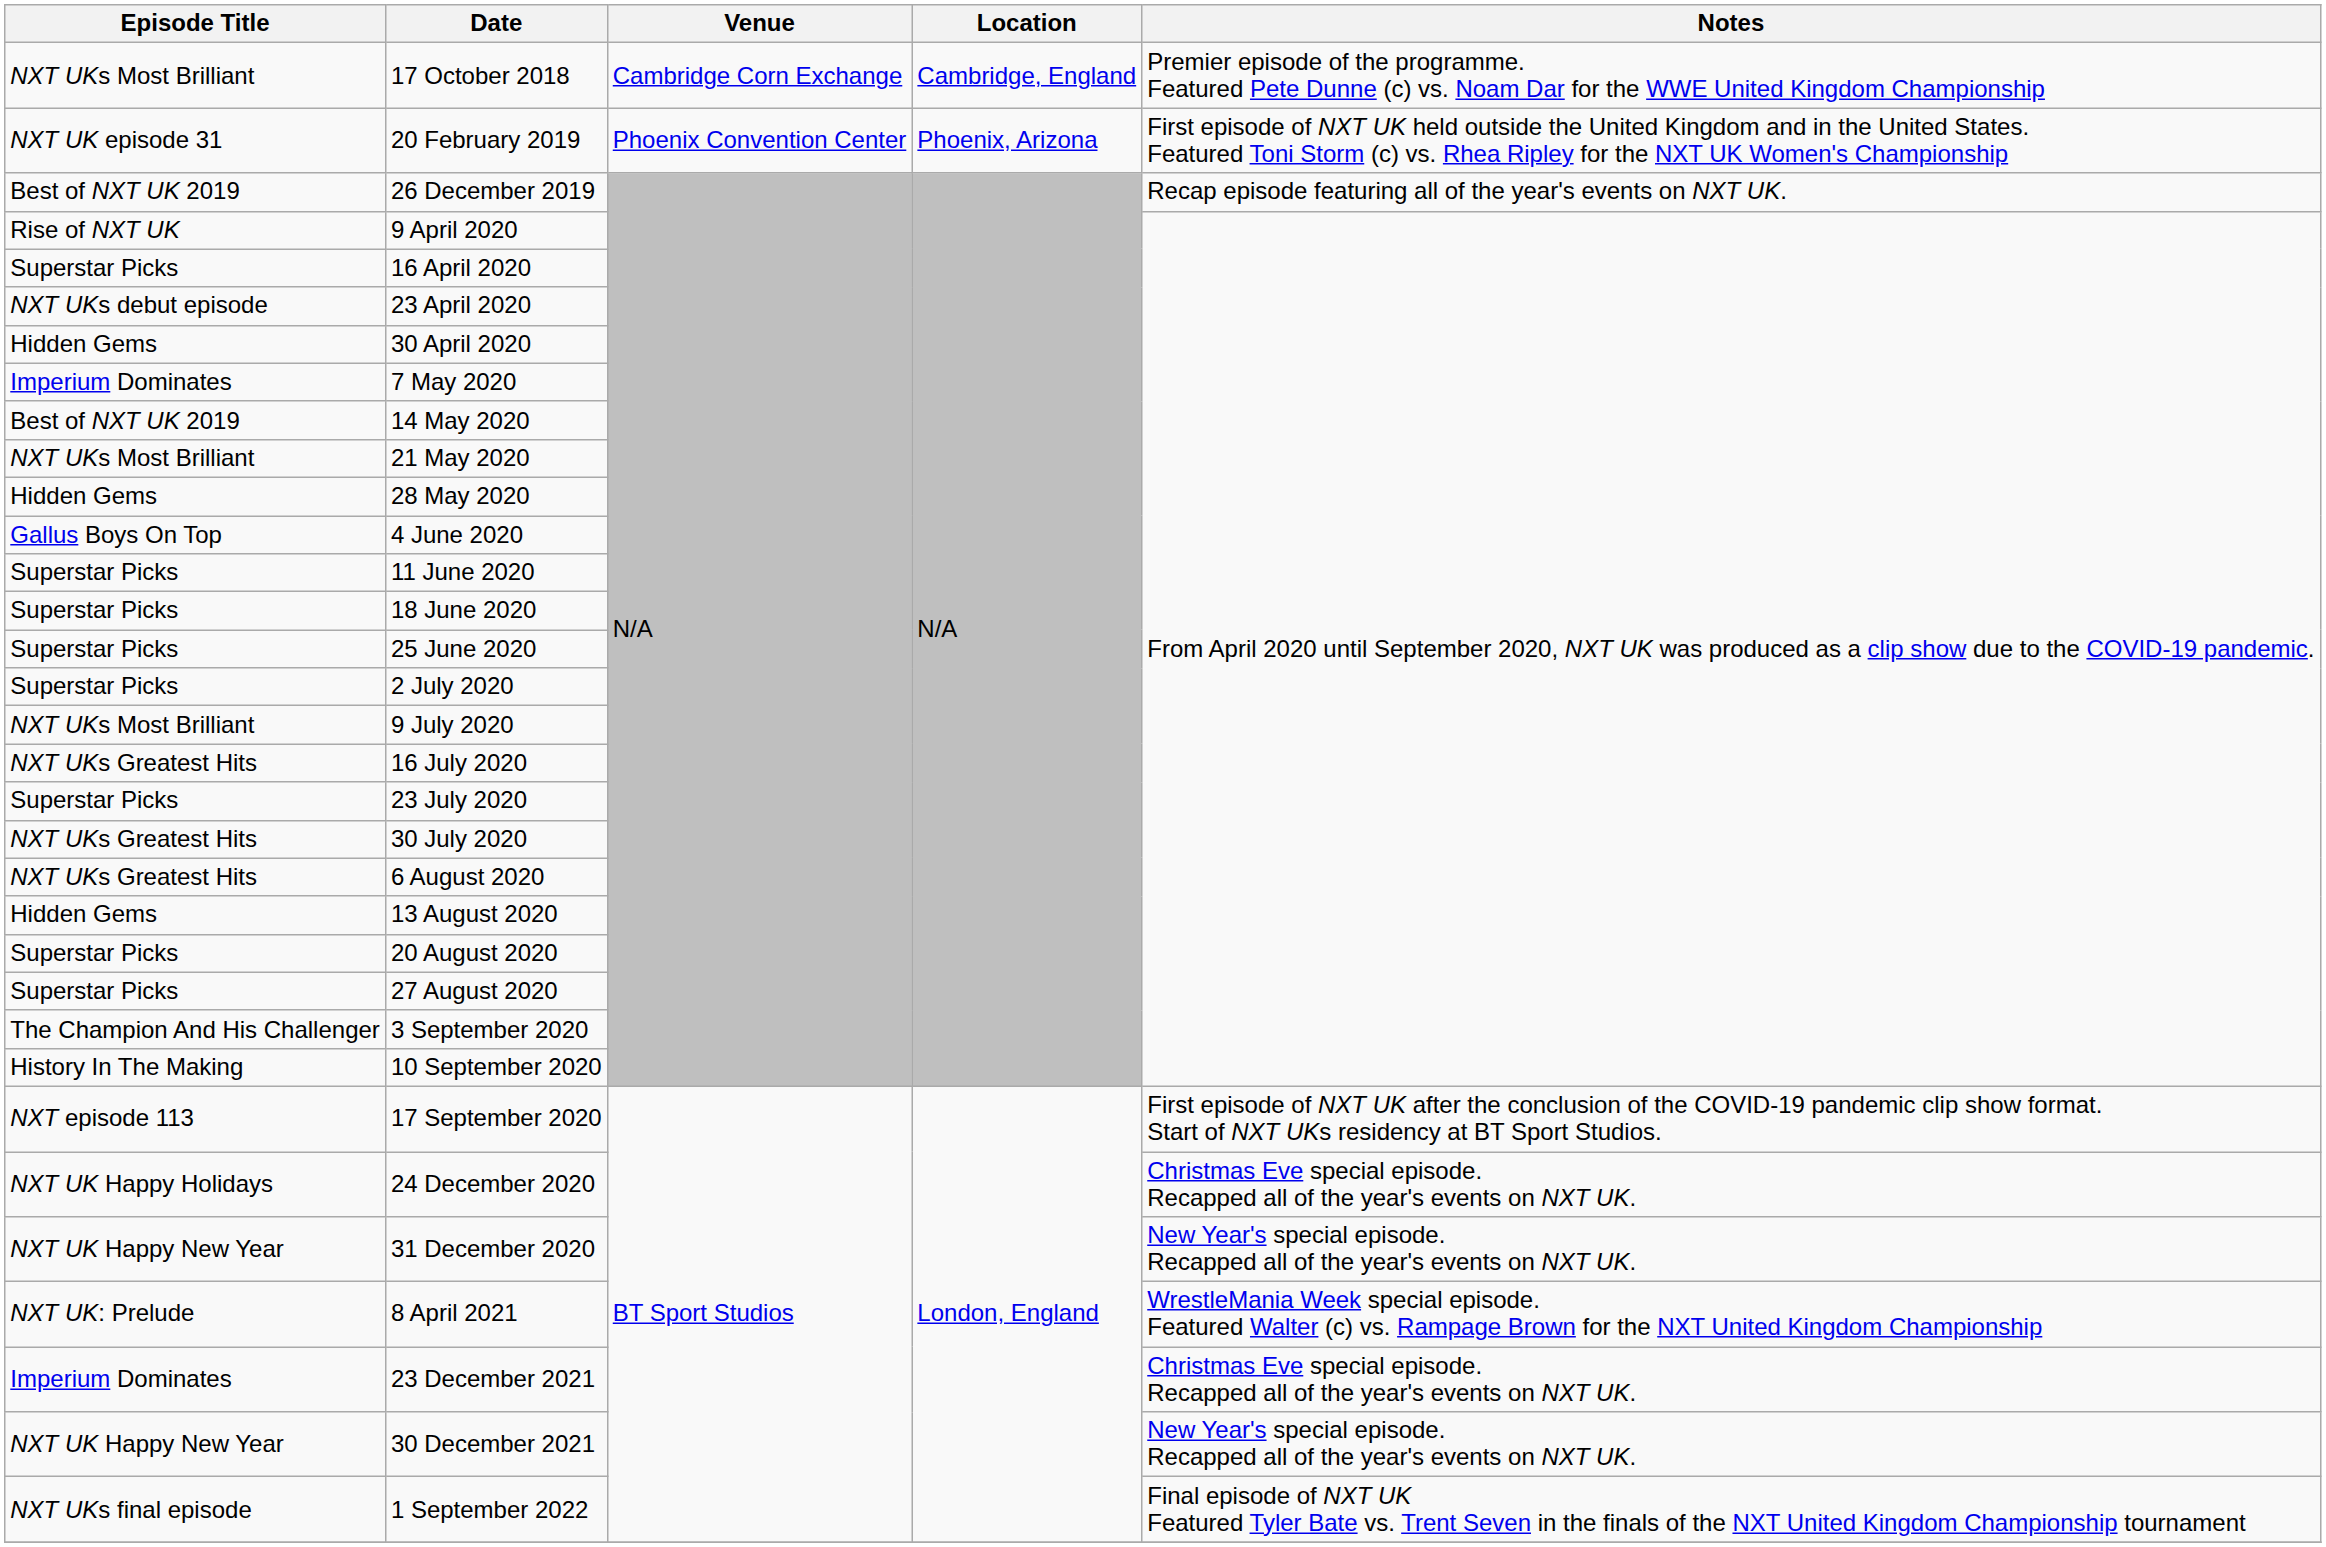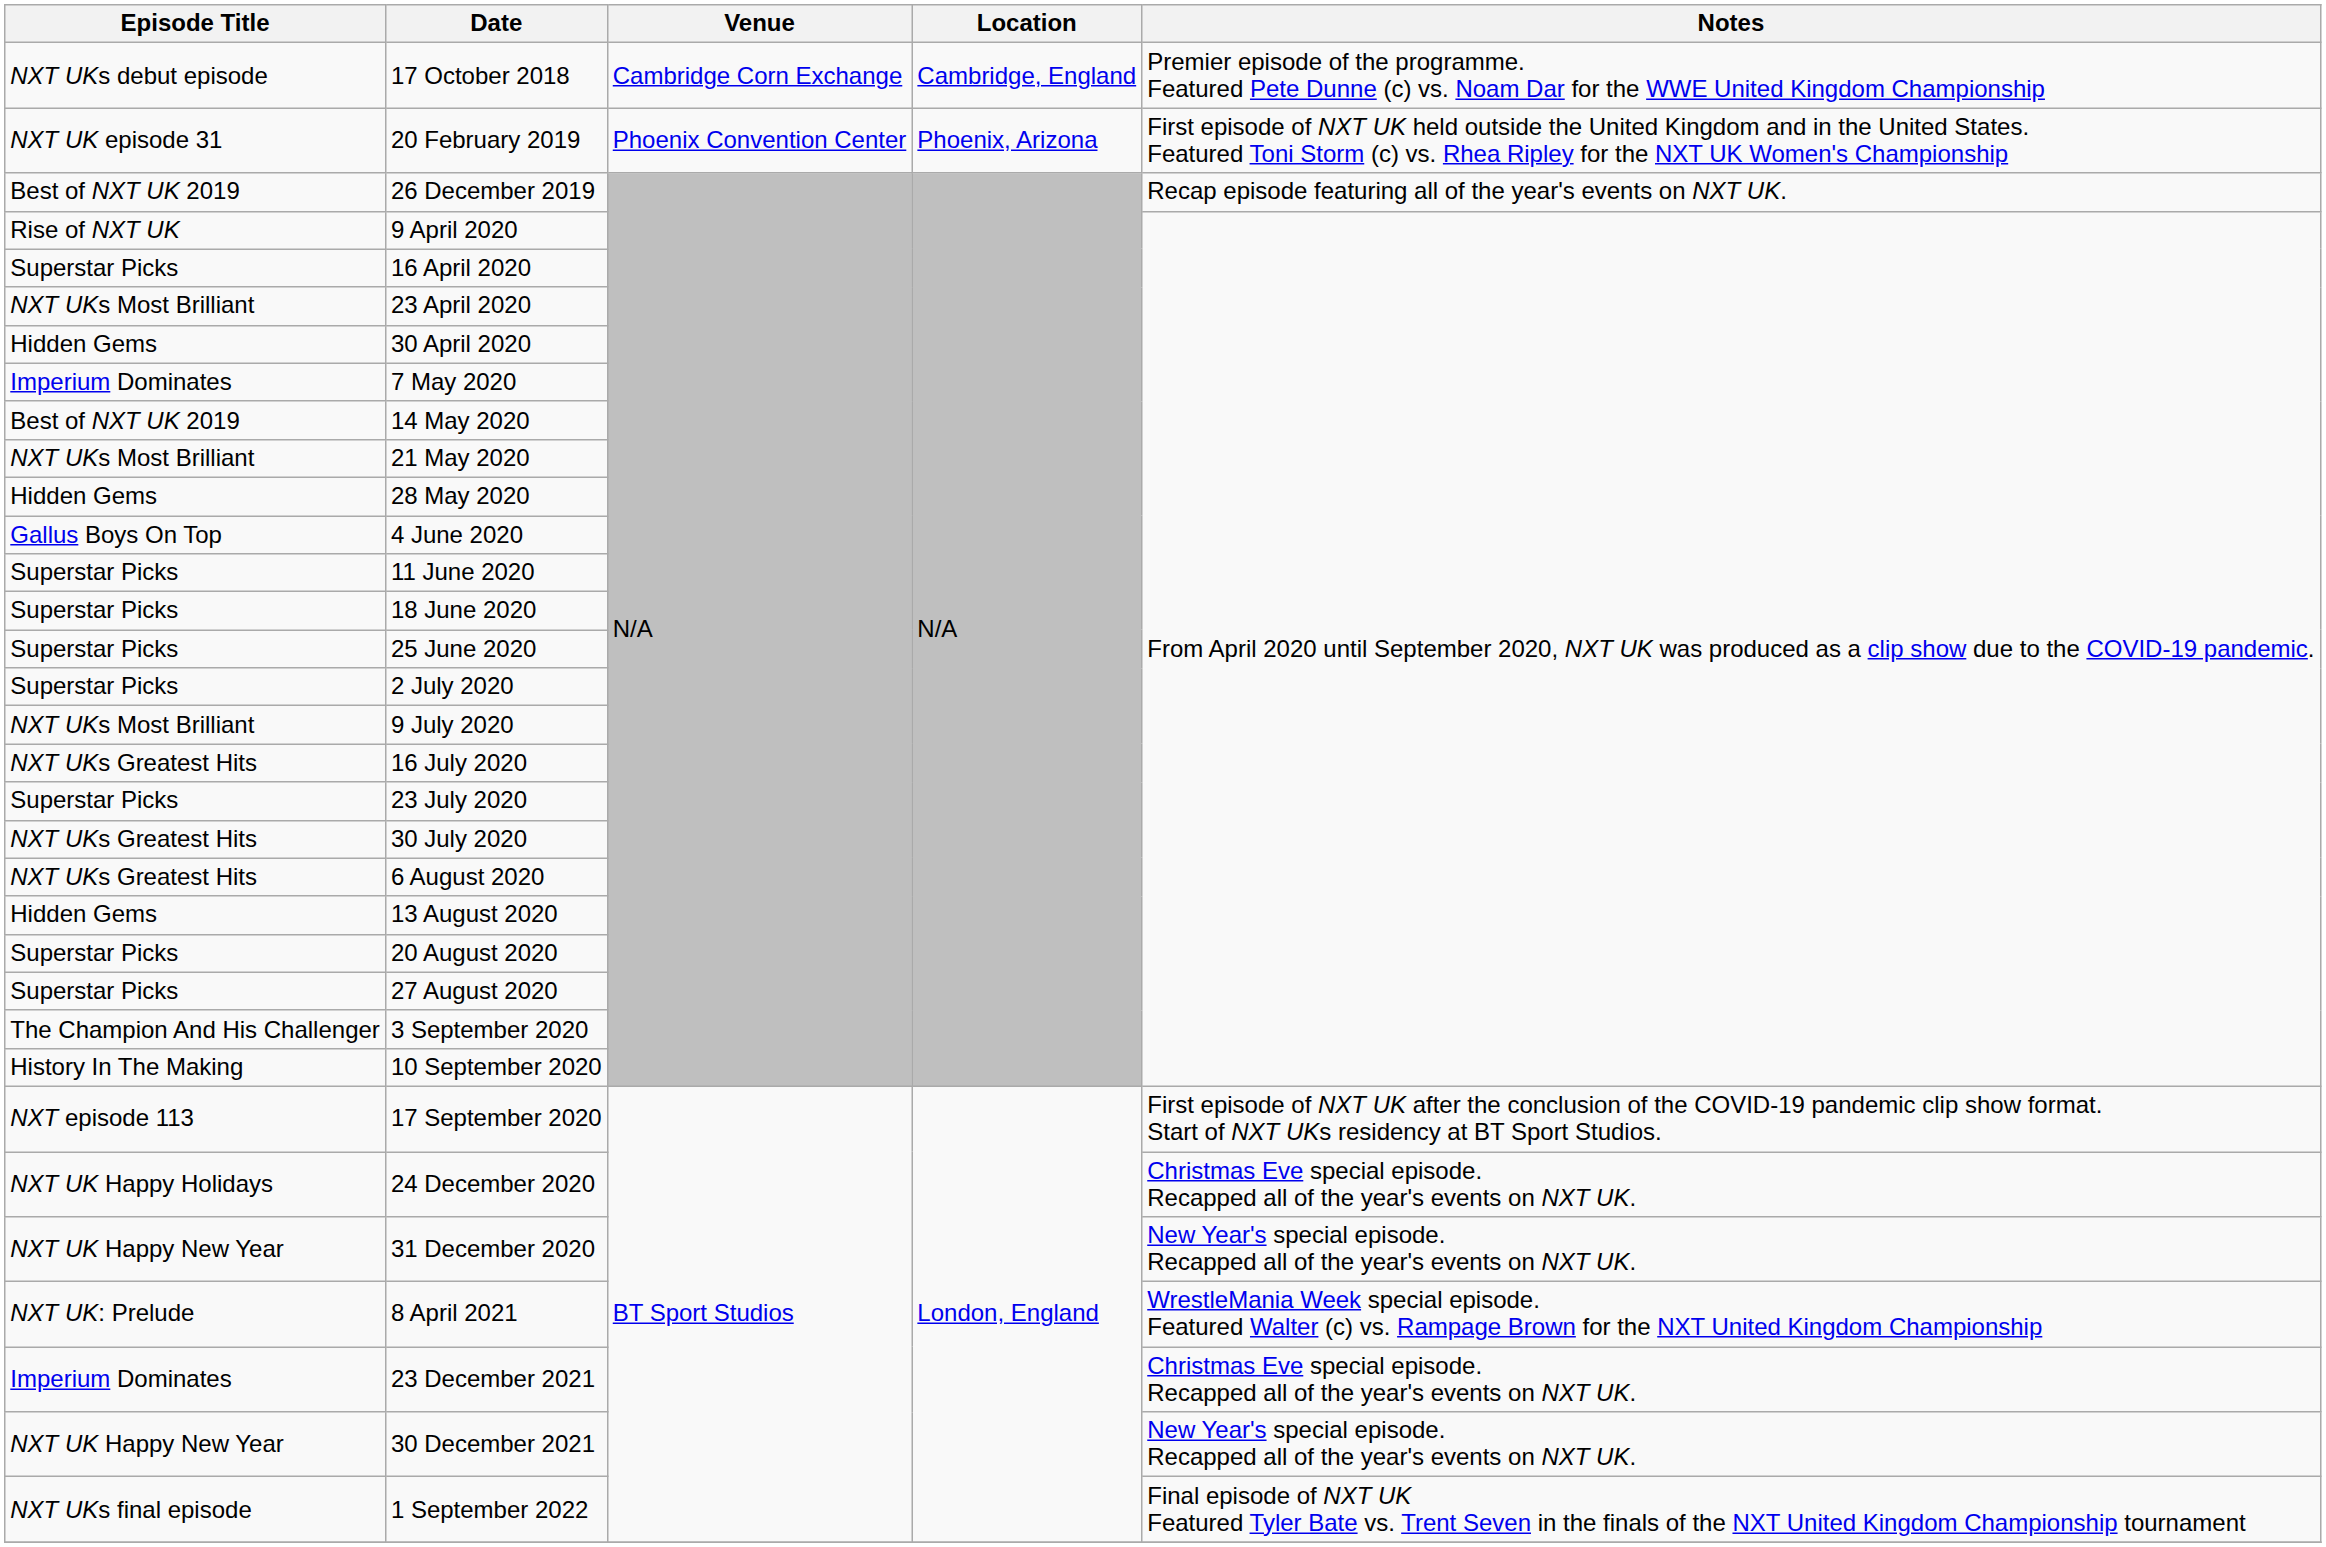(132, 75) NXT UKs Most Brilliant -> (139, 75) NXT UKs debut episode
(139, 305) NXT UKs debut episode -> (132, 305) NXT UKs Most Brilliant
